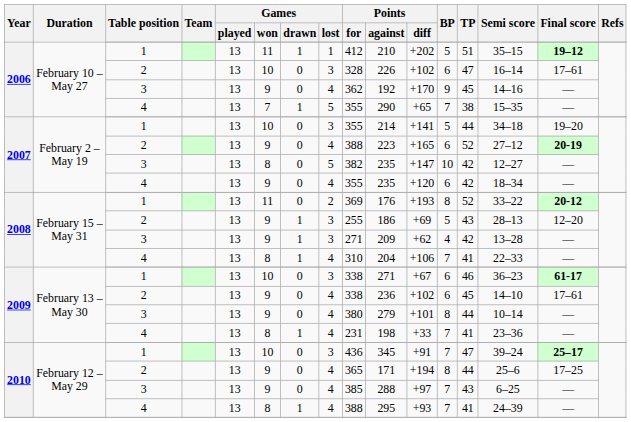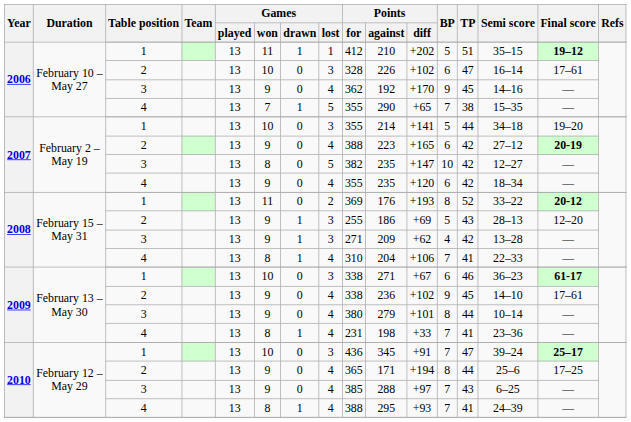(468, 145) 52 -> (468, 145) 42
(447, 295) 6 -> (447, 295) 9
